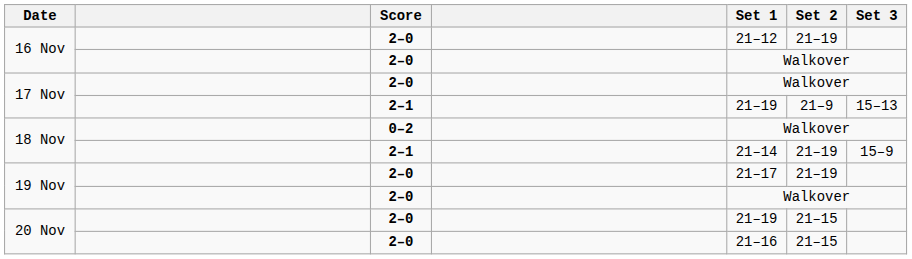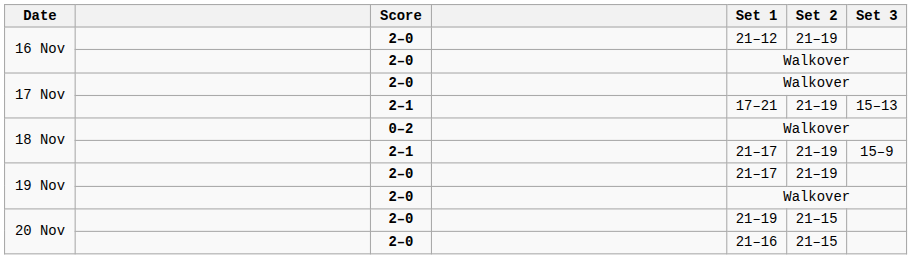(757, 107) 21–19 -> (757, 107) 17–21
(817, 107) 21–9 -> (817, 107) 21–19
(757, 152) 21–14 -> (757, 152) 21–17
